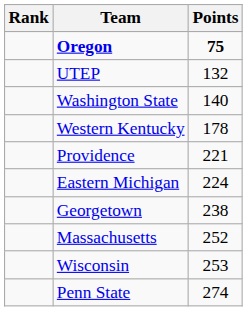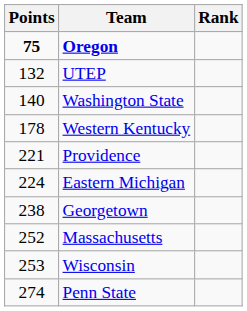columns swapped: (29, 18) <-> (216, 18)
